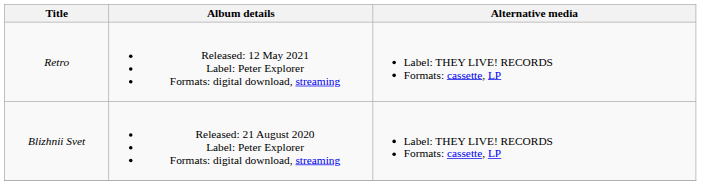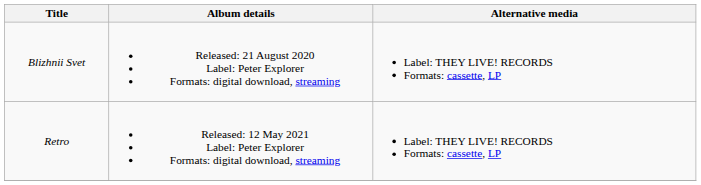rows swapped: (57, 141) <-> (57, 62)
